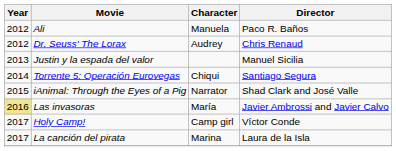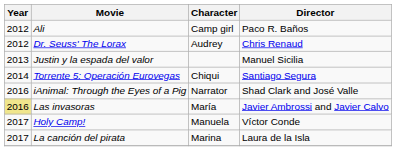(210, 28) Manuela -> (212, 28) Camp girl
(18, 91) 2015 -> (18, 91) 2016
(212, 122) Camp girl -> (210, 122) Manuela
